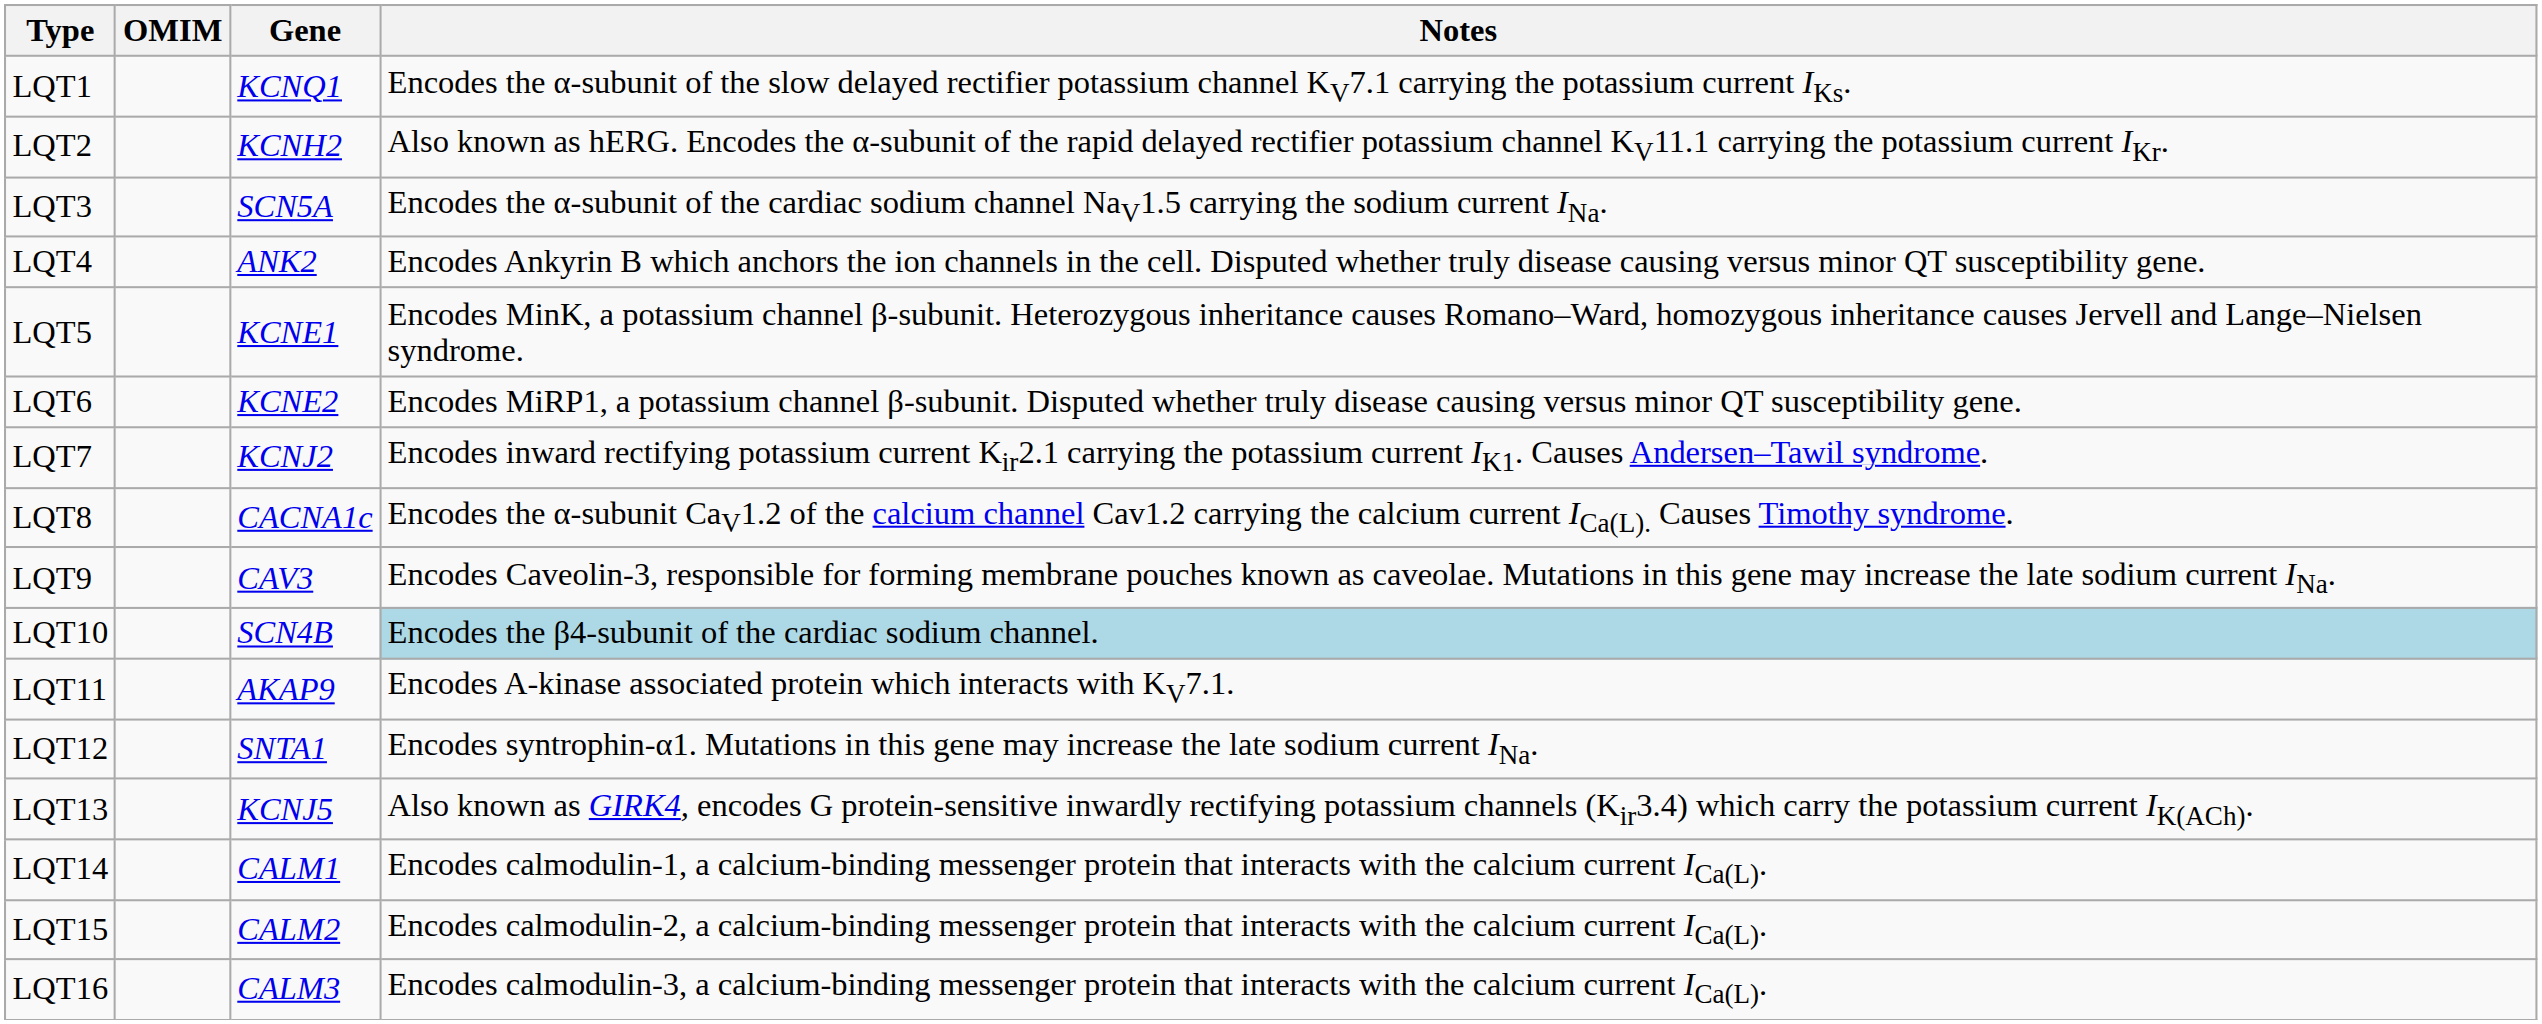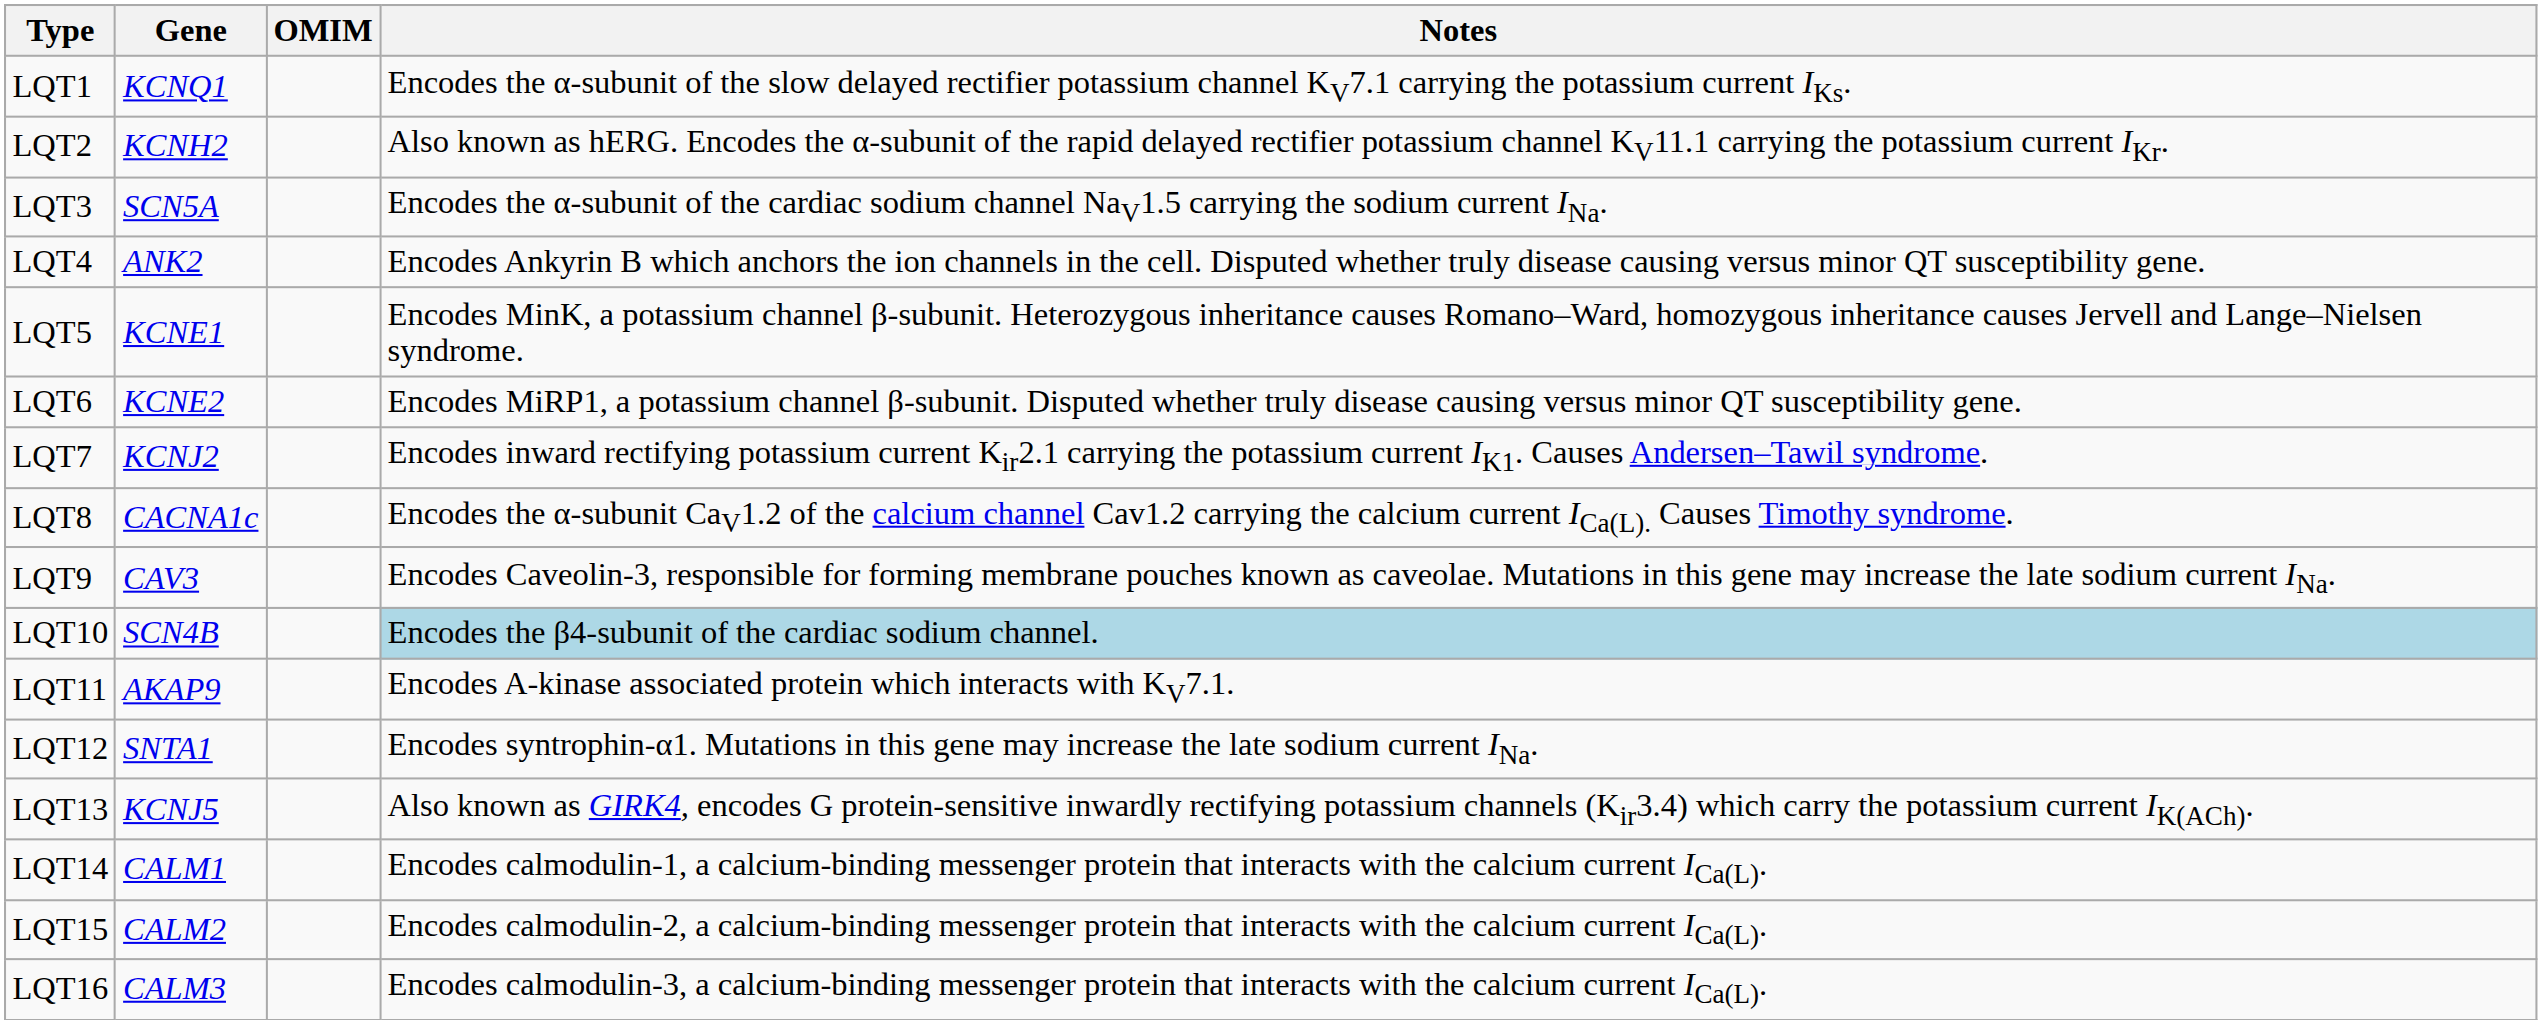columns swapped: (173, 30) <-> (305, 30)
